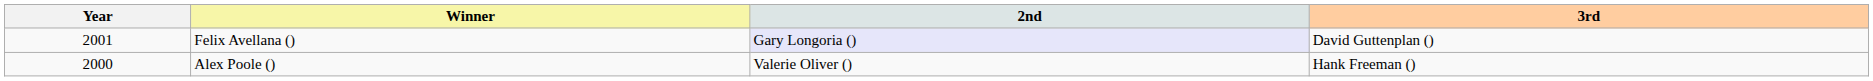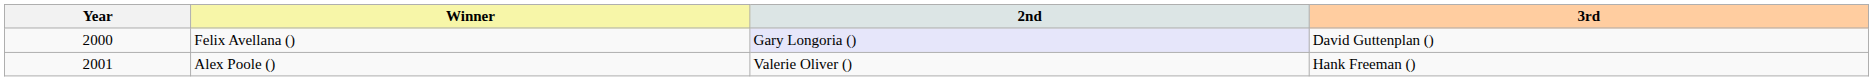(98, 40) 2001 -> (98, 40) 2000
(98, 64) 2000 -> (98, 64) 2001
